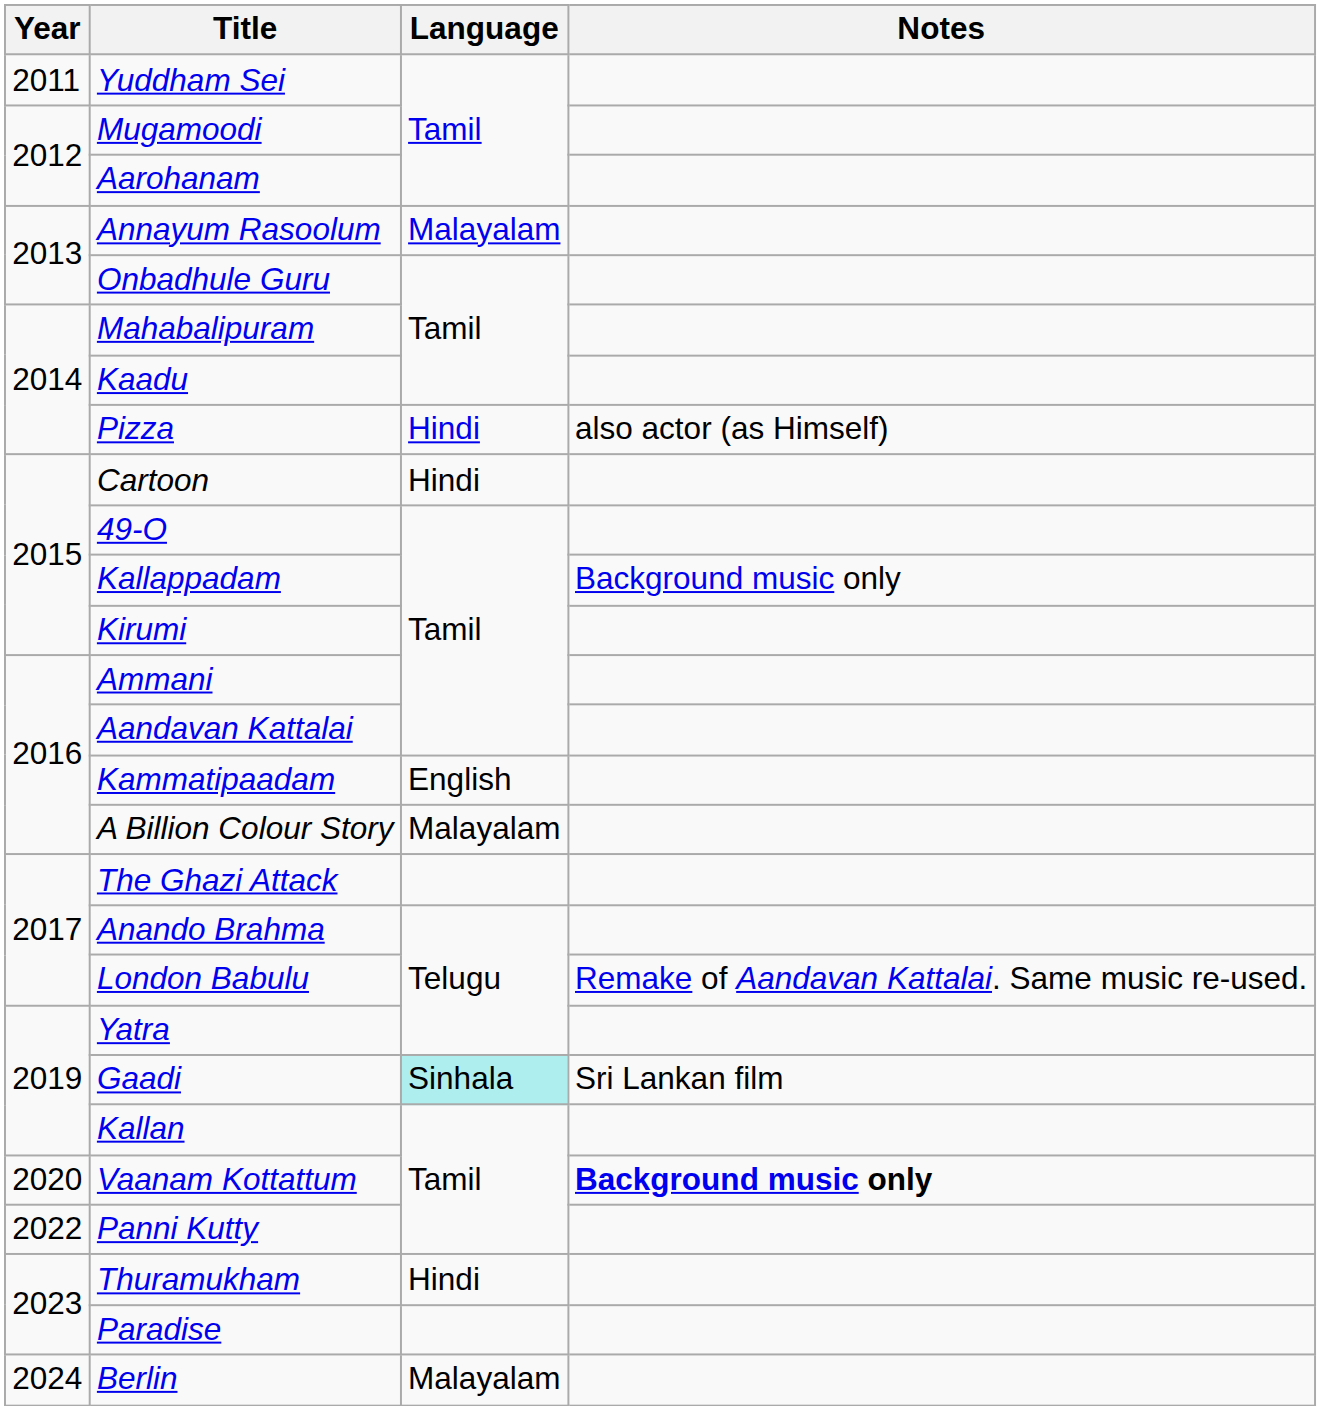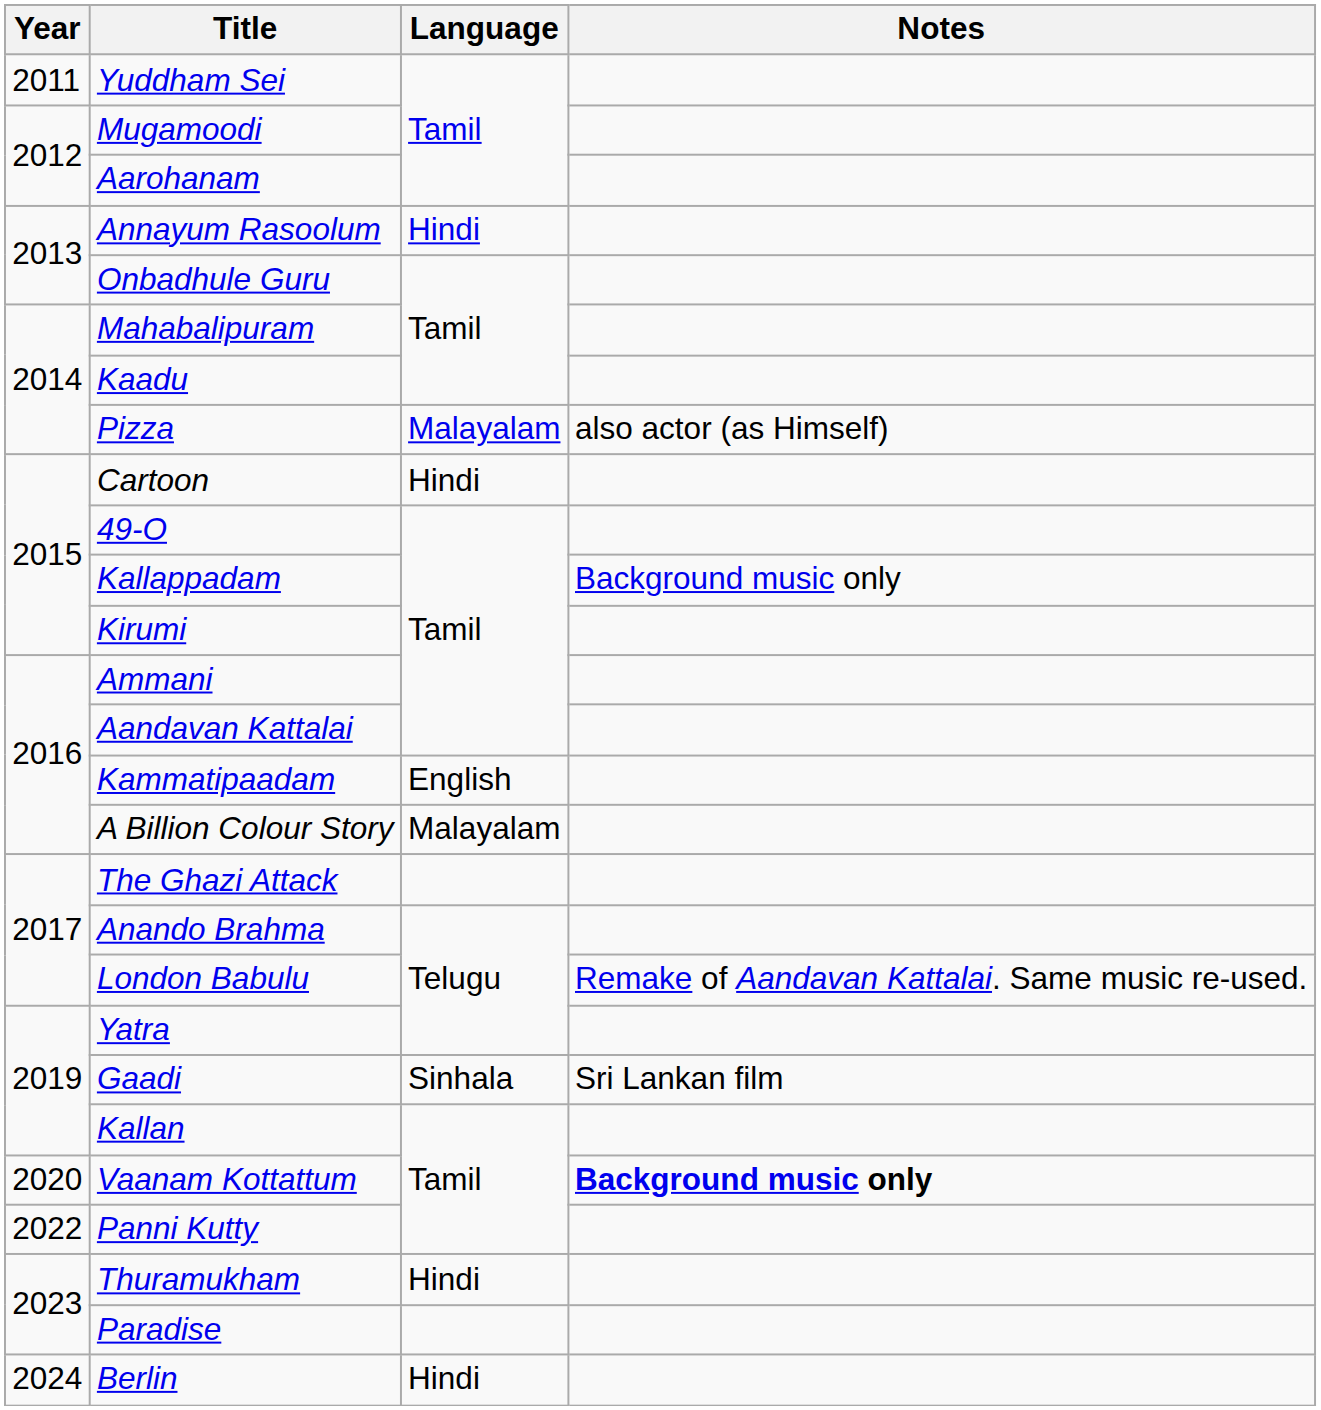(484, 229) Malayalam -> (444, 229) Hindi
(444, 429) Hindi -> (484, 429) Malayalam
(461, 1079) paleturquoise background -> (461, 1079) no background
(484, 1379) Malayalam -> (444, 1379) Hindi
